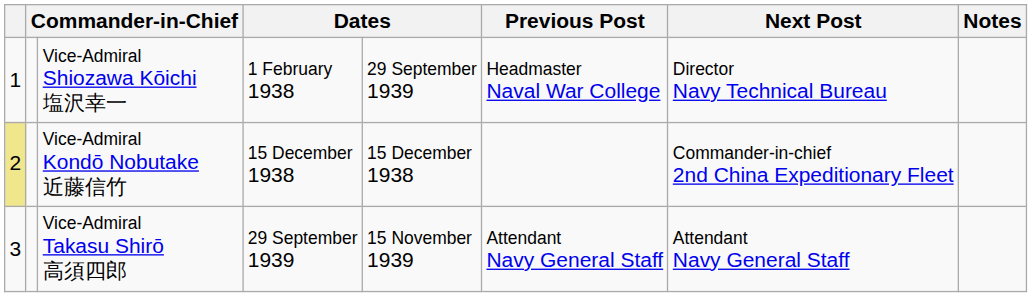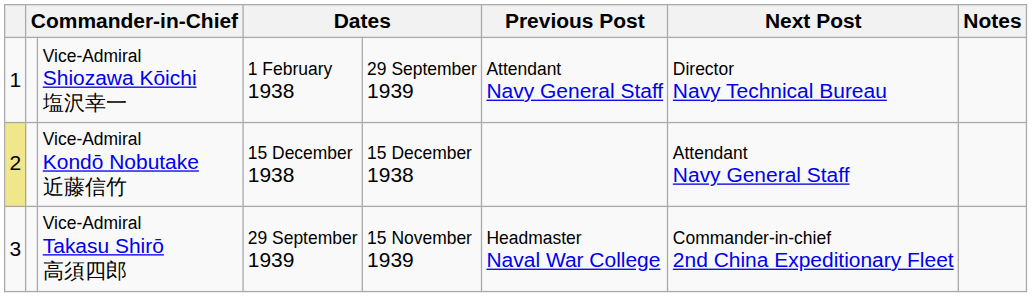(573, 81) Headmaster Naval War College -> (575, 81) Attendant Navy General Staff
(813, 165) Commander-in-chief 2nd China Expeditionary Fleet -> (761, 165) Attendant Navy General Staff
(575, 249) Attendant Navy General Staff -> (573, 249) Headmaster Naval War College
(761, 249) Attendant Navy General Staff -> (813, 249) Commander-in-chief 2nd China Expeditionary Fleet
